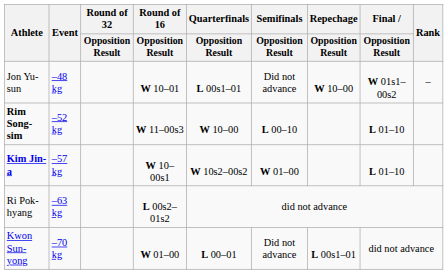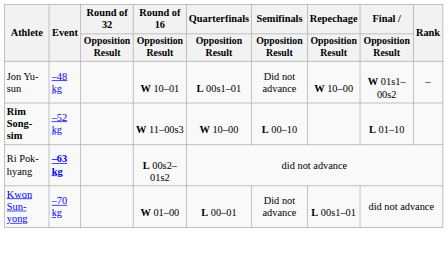- row: (27, 165)
(59, 207) normal -> (59, 165) bold
